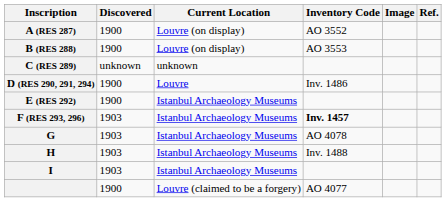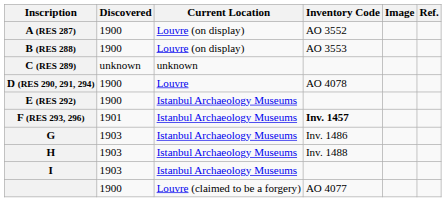(327, 83) Inv. 1486 -> (326, 83) AO 4078
(111, 118) 1903 -> (111, 118) 1901
(326, 135) AO 4078 -> (327, 135) Inv. 1486
